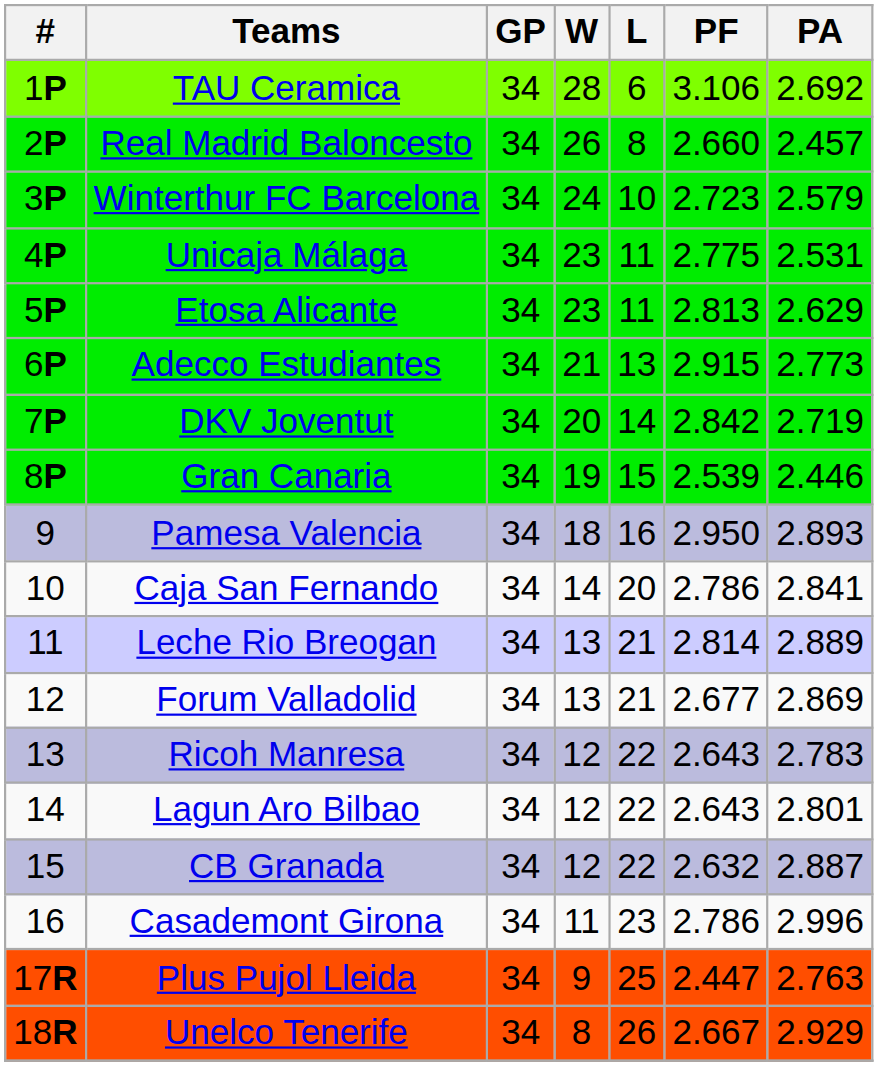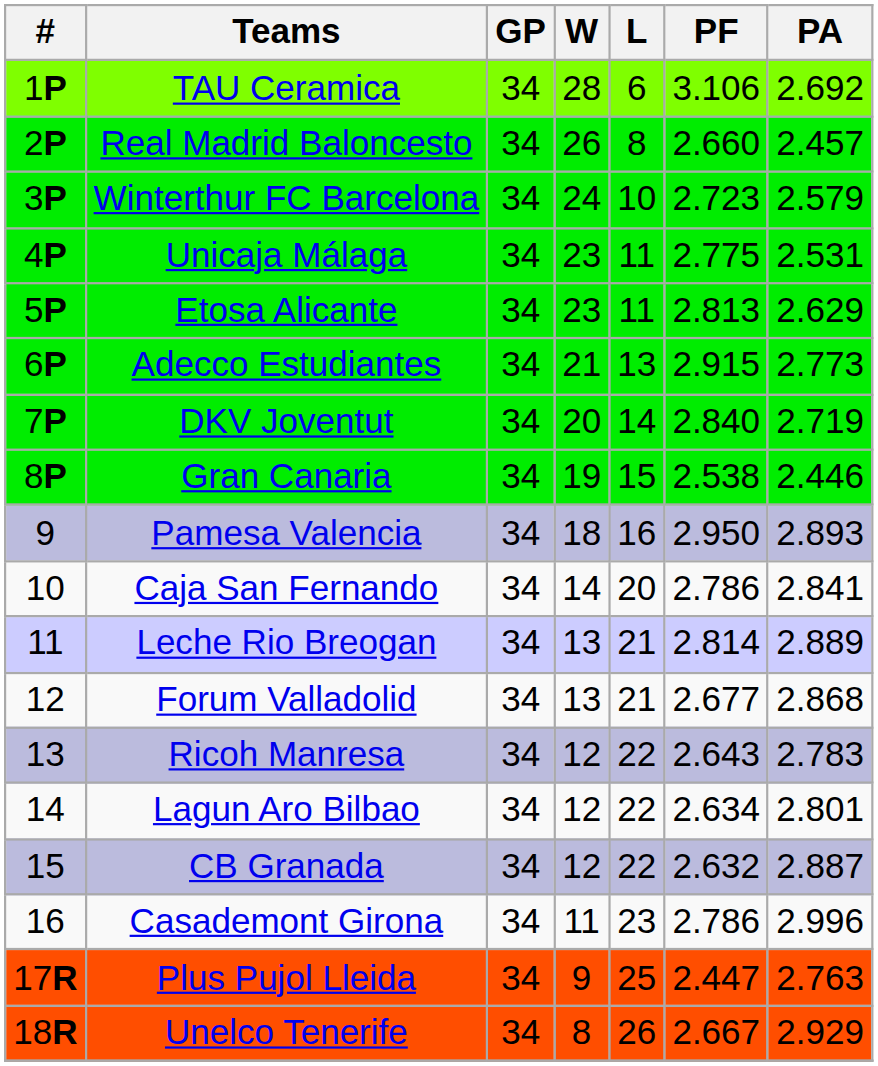(716, 421) 2.842 -> (716, 421) 2.840
(716, 476) 2.539 -> (716, 476) 2.538
(820, 699) 2.869 -> (820, 699) 2.868
(716, 810) 2.643 -> (716, 810) 2.634
